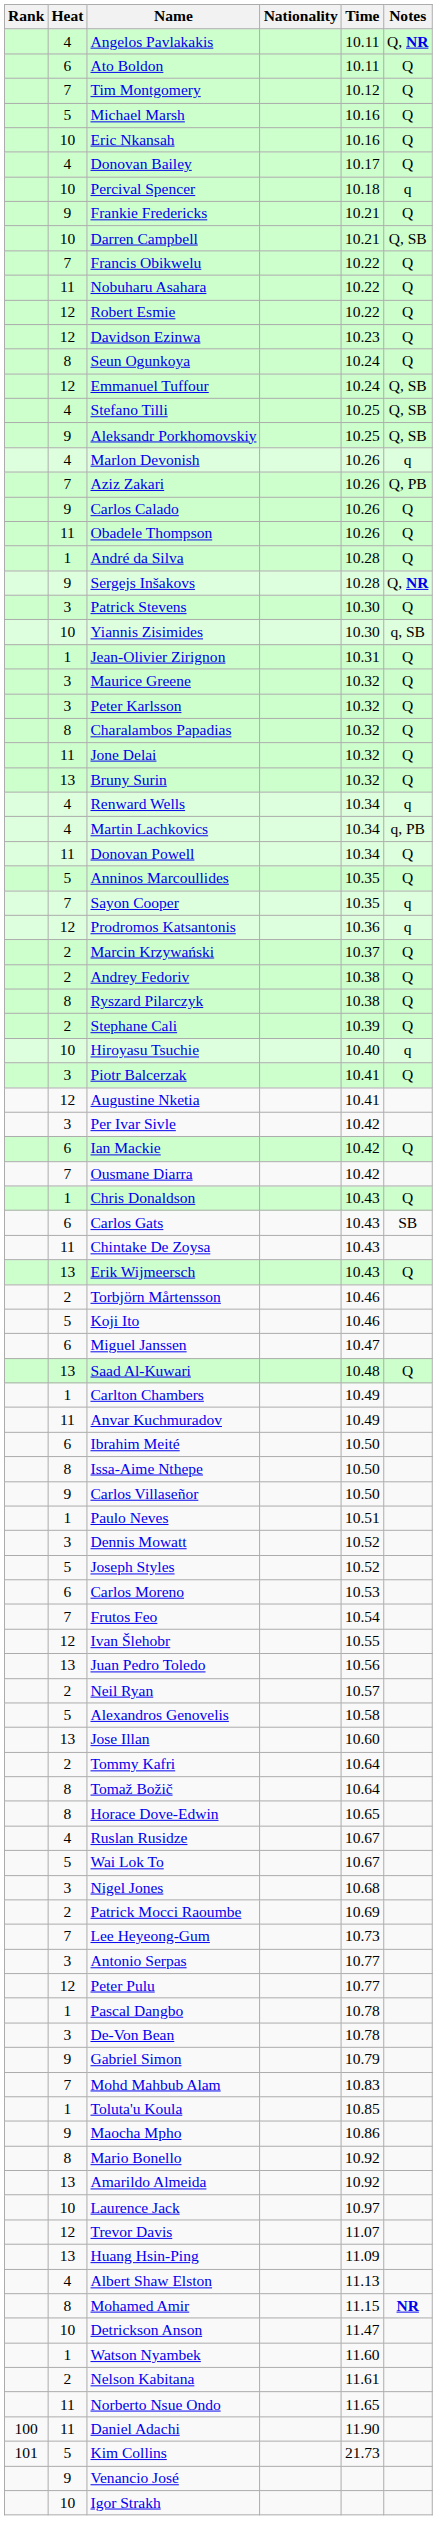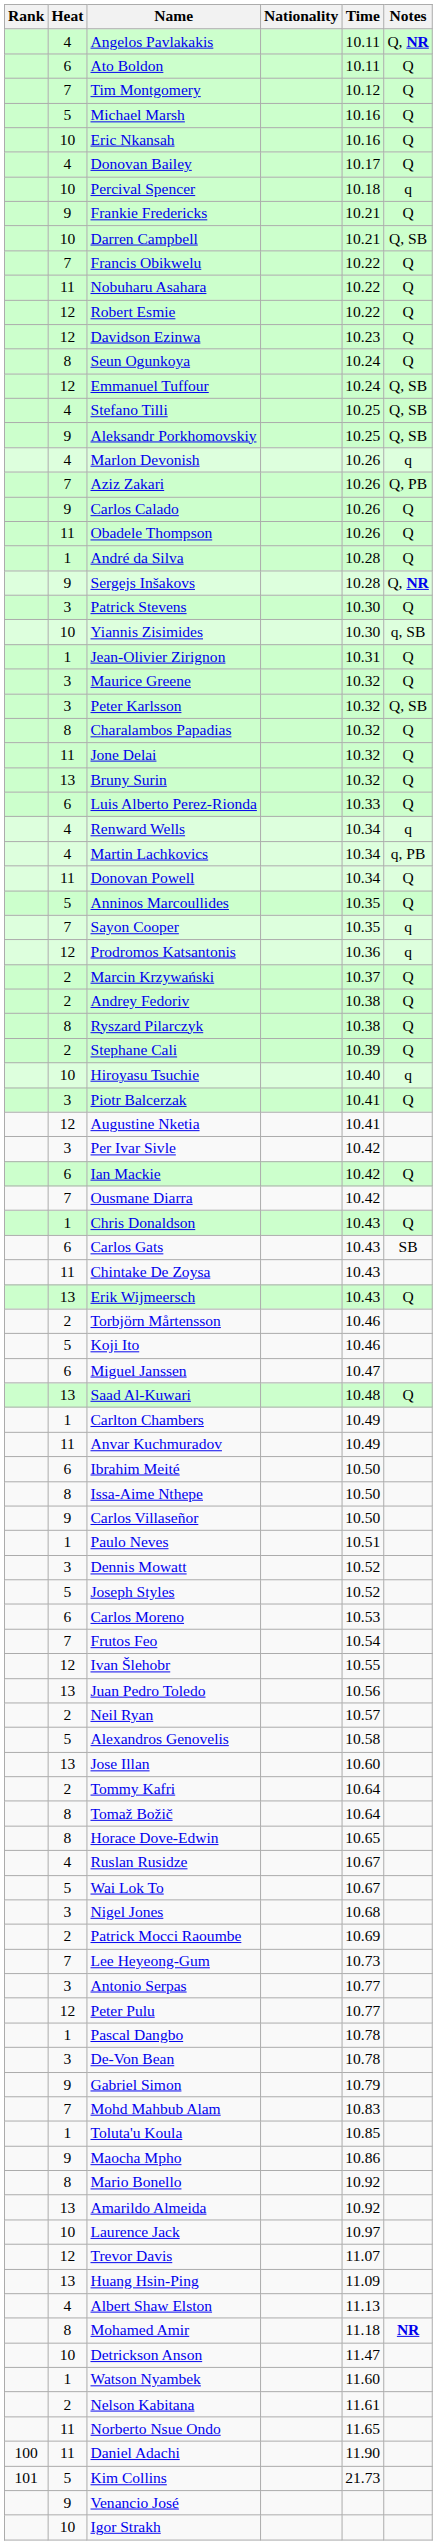(408, 705) Q -> (408, 705) Q, SB
+ row: (174, 804)
(362, 2305) 11.15 -> (363, 2330) 11.18
